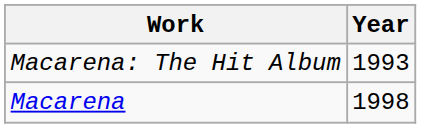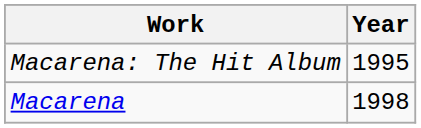(381, 63) 1993 -> (381, 63) 1995
